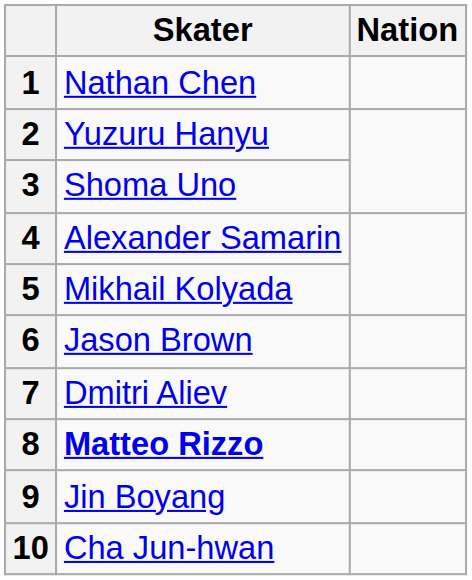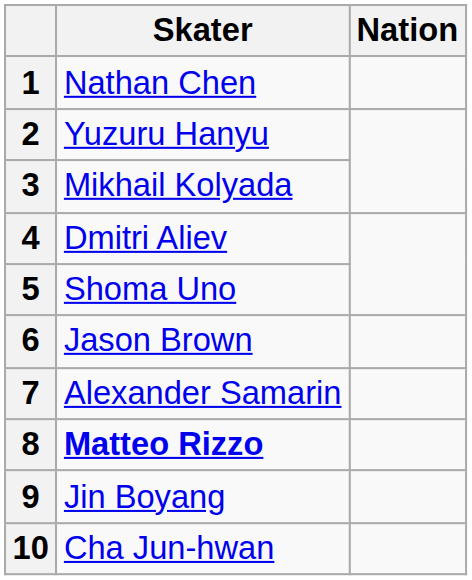(150, 185) Shoma Uno -> (178, 185) Mikhail Kolyada
(203, 237) Alexander Samarin -> (146, 237) Dmitri Aliev
(178, 289) Mikhail Kolyada -> (150, 289) Shoma Uno
(146, 392) Dmitri Aliev -> (203, 392) Alexander Samarin
